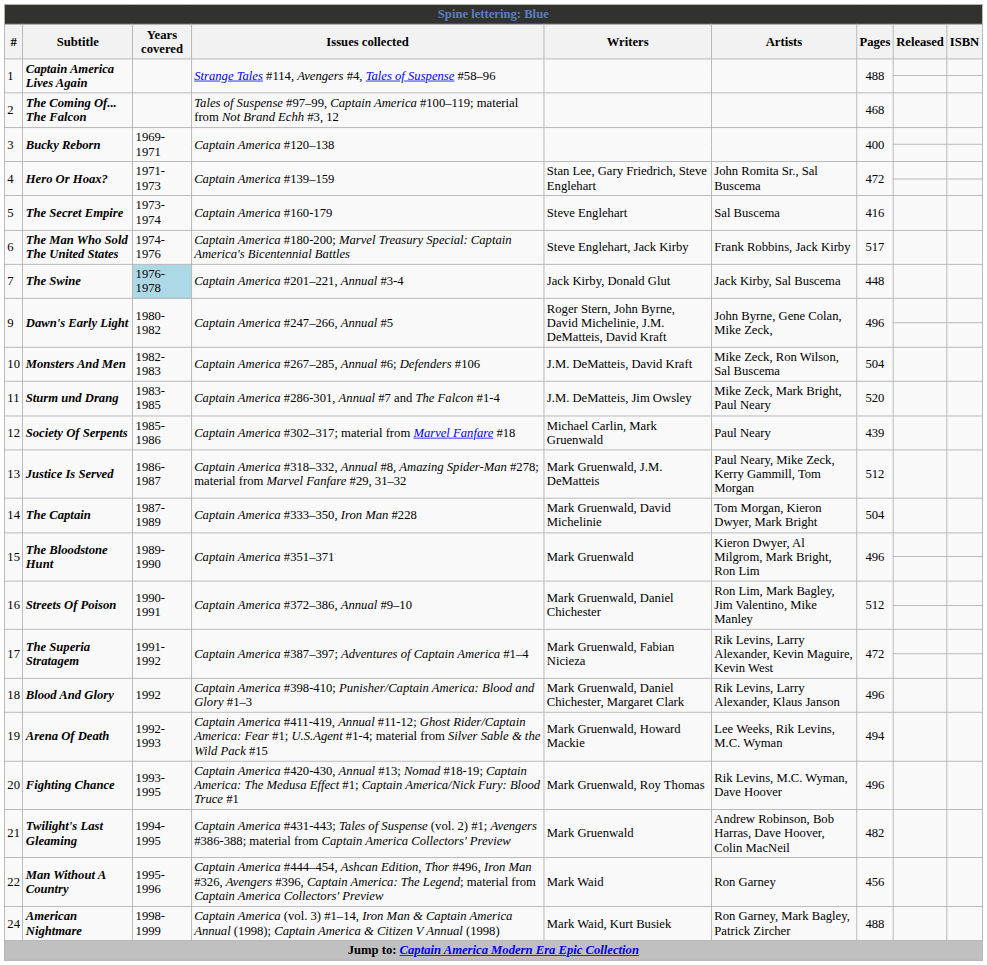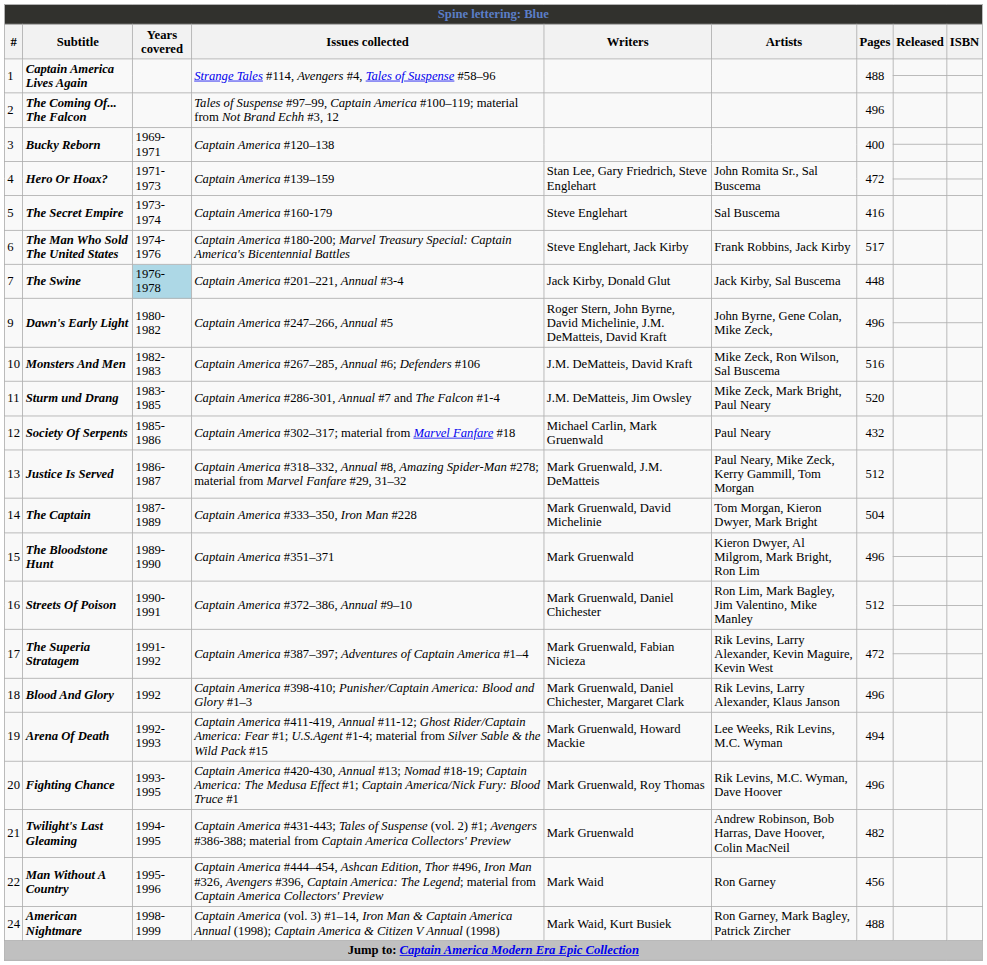(875, 110) 468 -> (875, 110) 496
(875, 364) 504 -> (875, 364) 516
(875, 432) 439 -> (875, 432) 432
